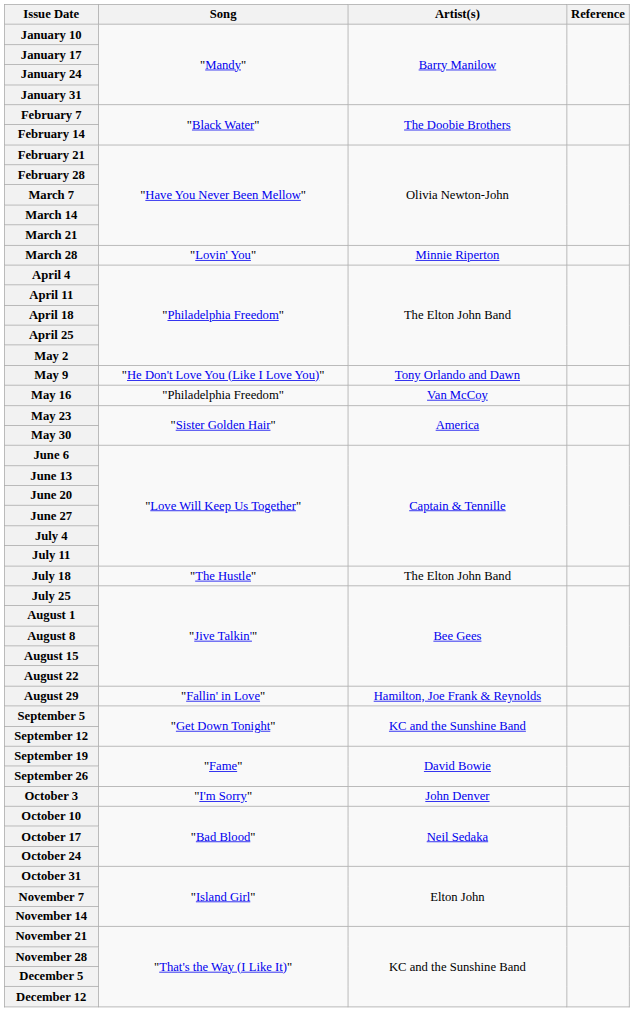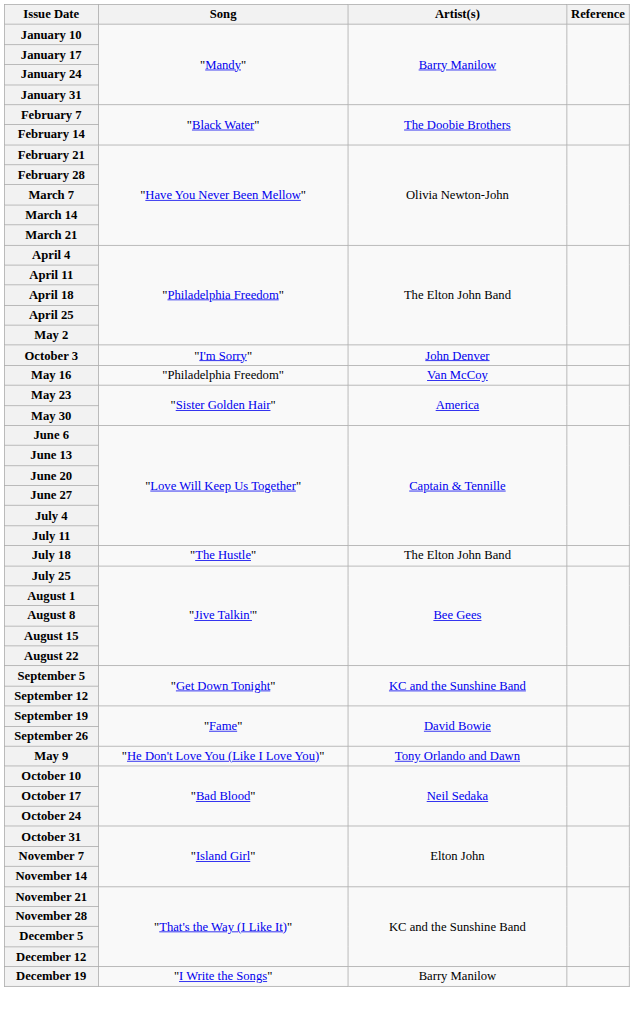- row: (51, 255)
rows swapped: (51, 375) <-> (51, 796)
- row: (51, 696)
+ row: (51, 976)
